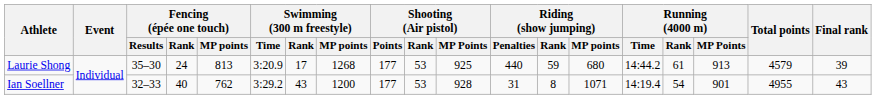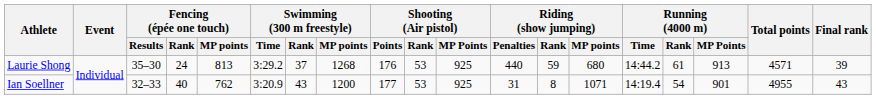(268, 65) 3:20.9 -> (268, 65) 3:29.2
(301, 65) 17 -> (301, 65) 37
(387, 65) 177 -> (387, 65) 176
(780, 65) 4579 -> (780, 65) 4571
(268, 84) 3:29.2 -> (268, 84) 3:20.9
(463, 84) 928 -> (463, 84) 925
